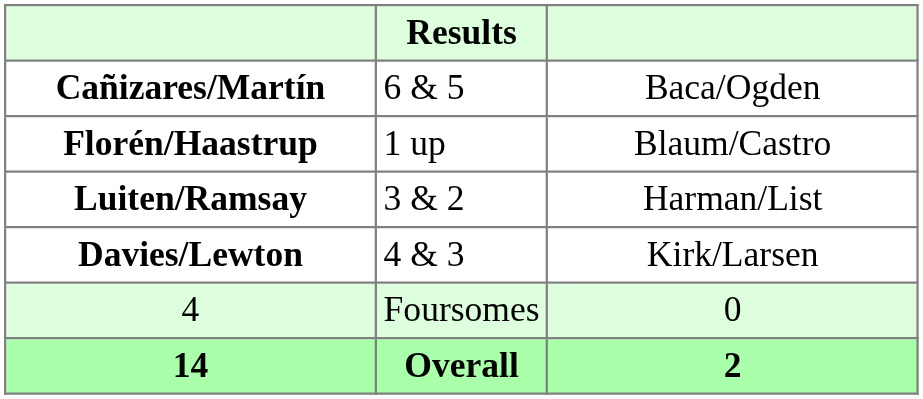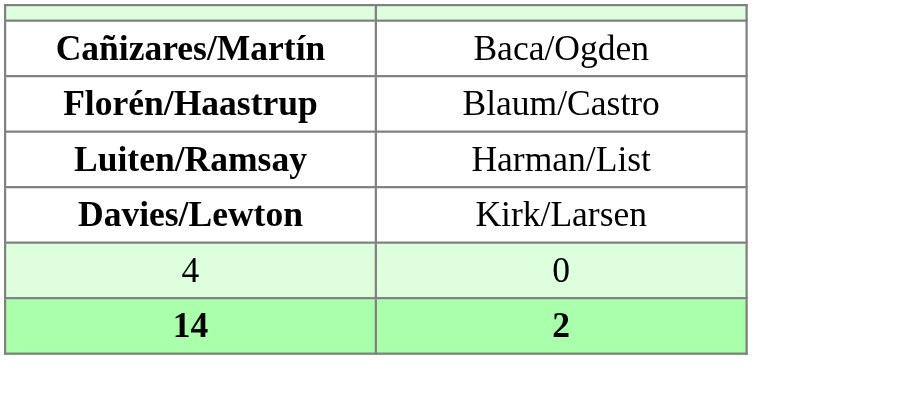- column: (462, 32)
